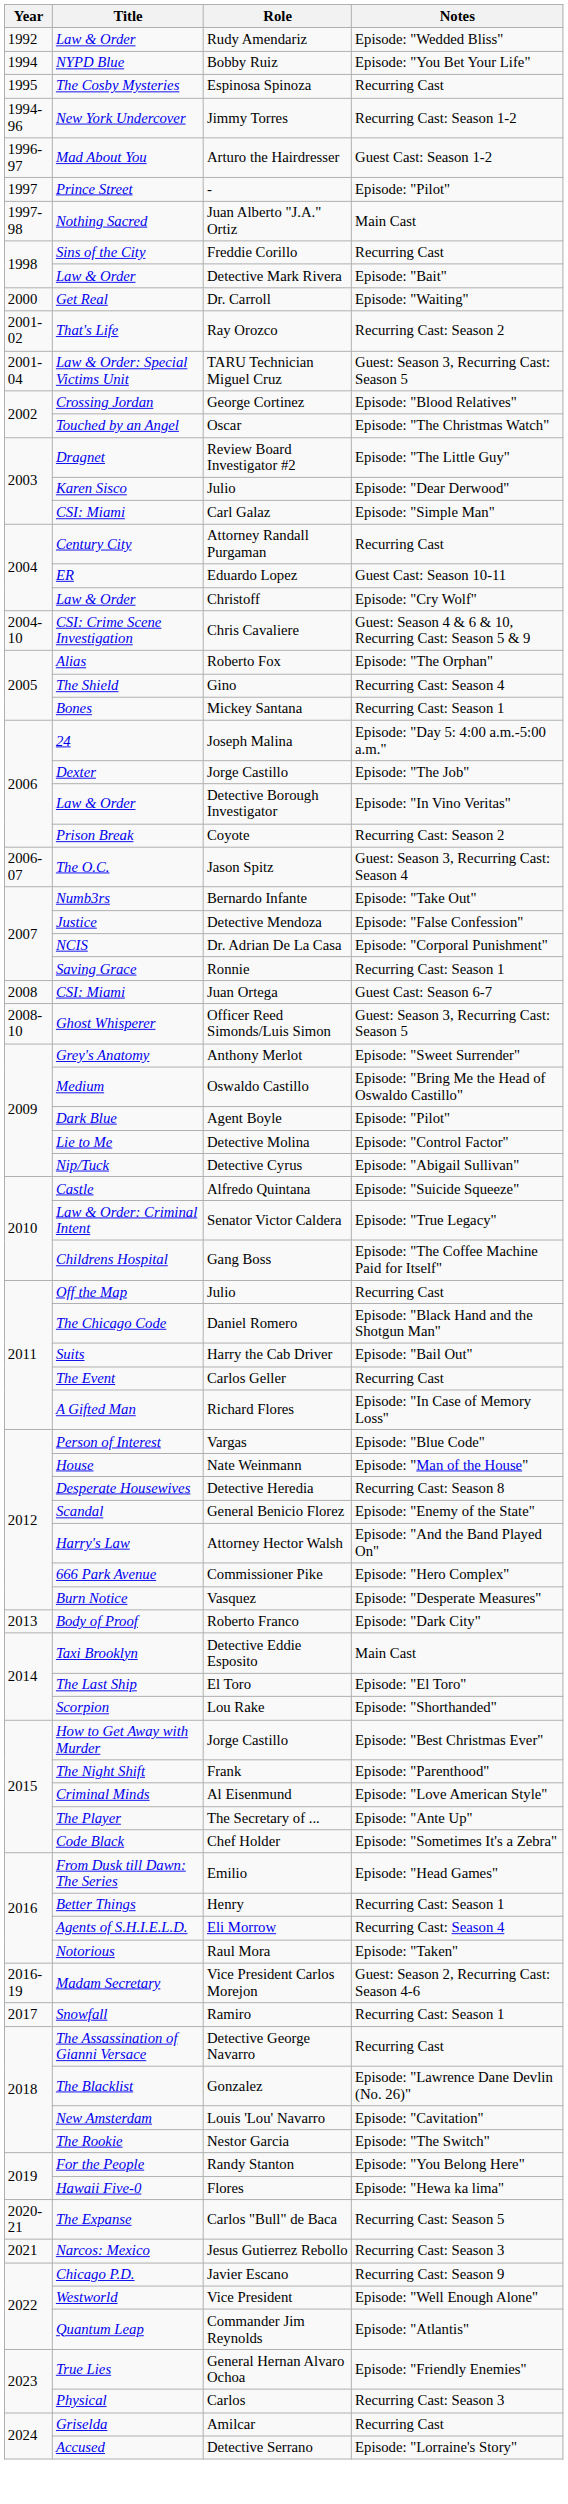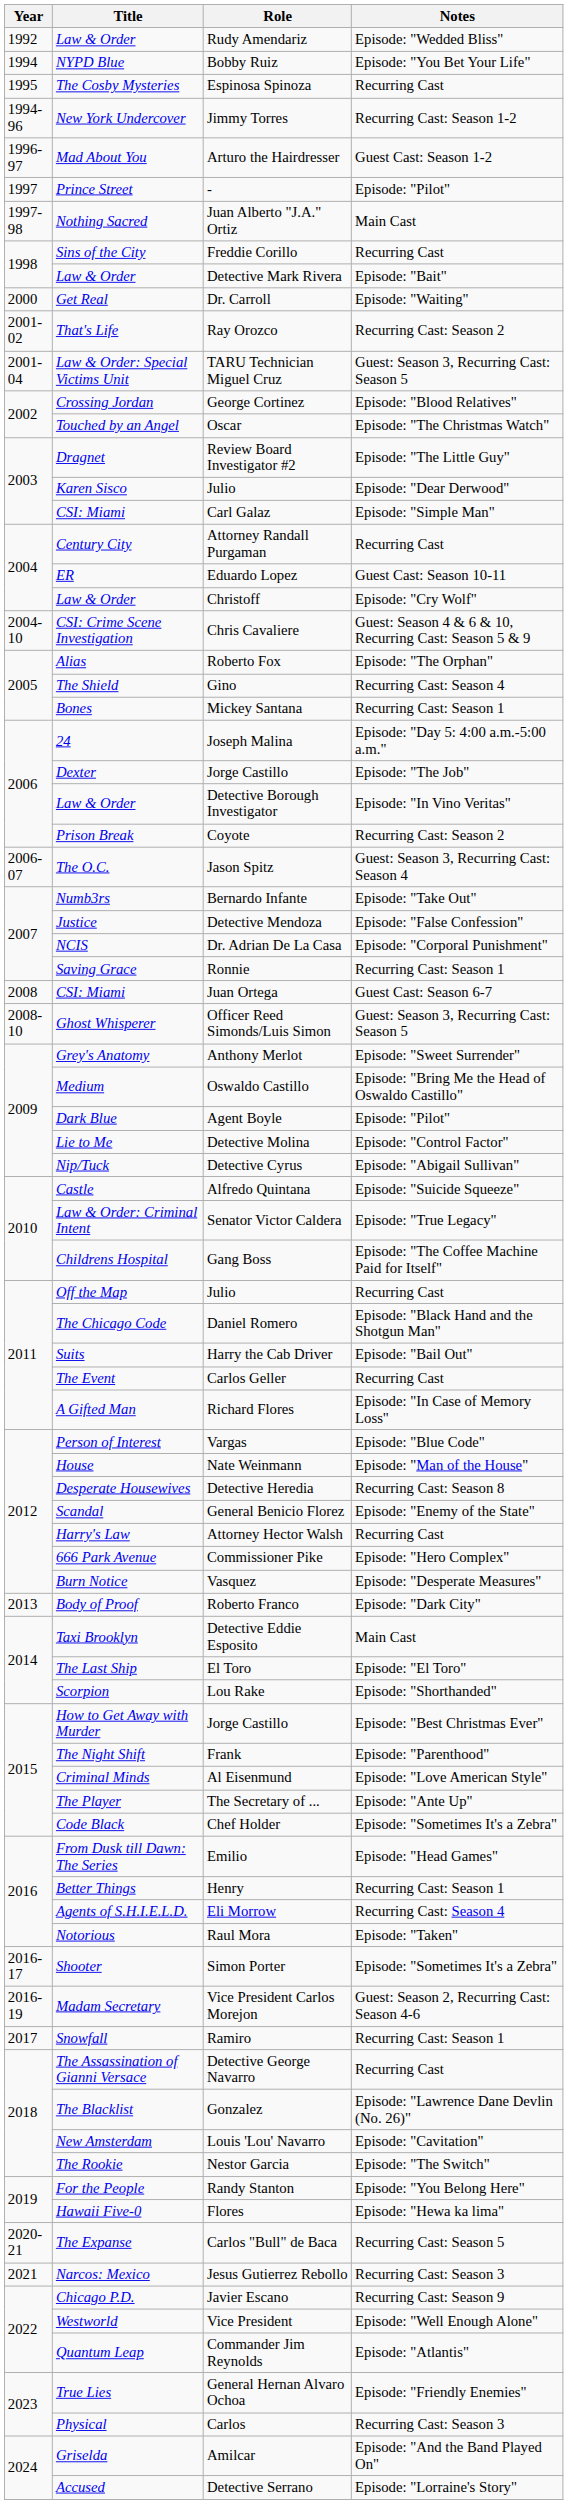(448, 1543) Episode: "And the Band Played On" -> (399, 1534) Recurring Cast
+ row: (79, 1966)
(399, 2424) Recurring Cast -> (448, 2455) Episode: "And the Band Played On"
